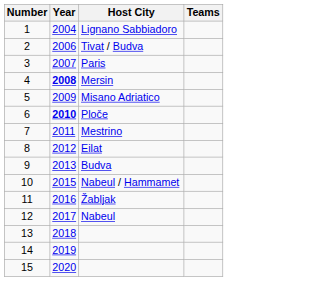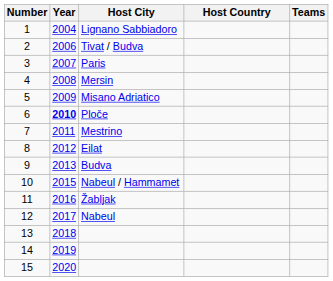+ column: (237, 13)
(64, 81) bold -> (64, 81) normal
